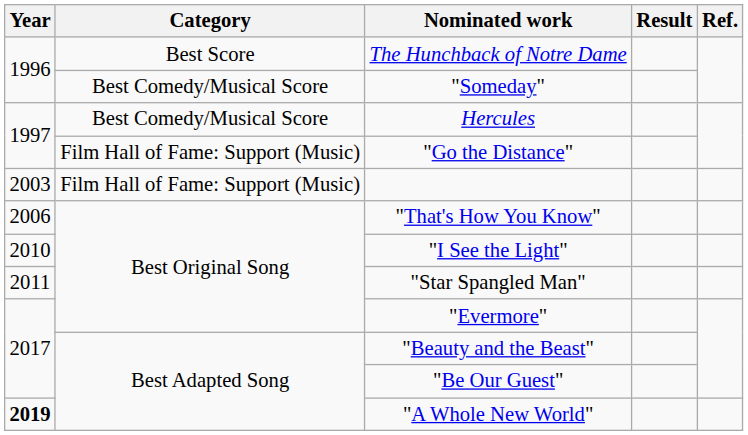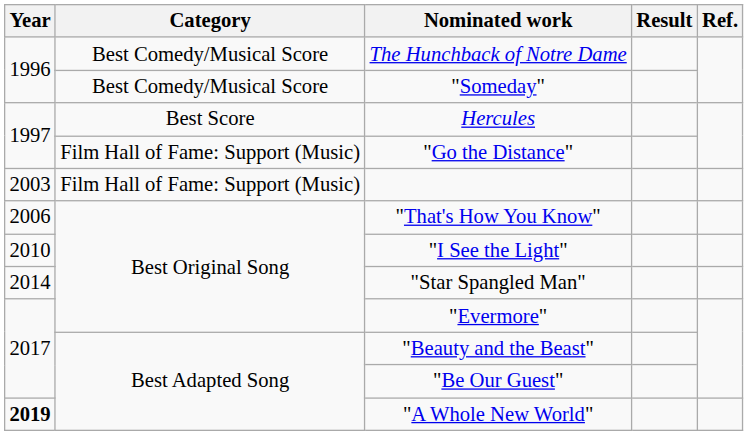(210, 53) Best Score -> (210, 53) Best Comedy/Musical Score
(210, 119) Best Comedy/Musical Score -> (210, 119) Best Score
(30, 282) 2011 -> (30, 282) 2014
